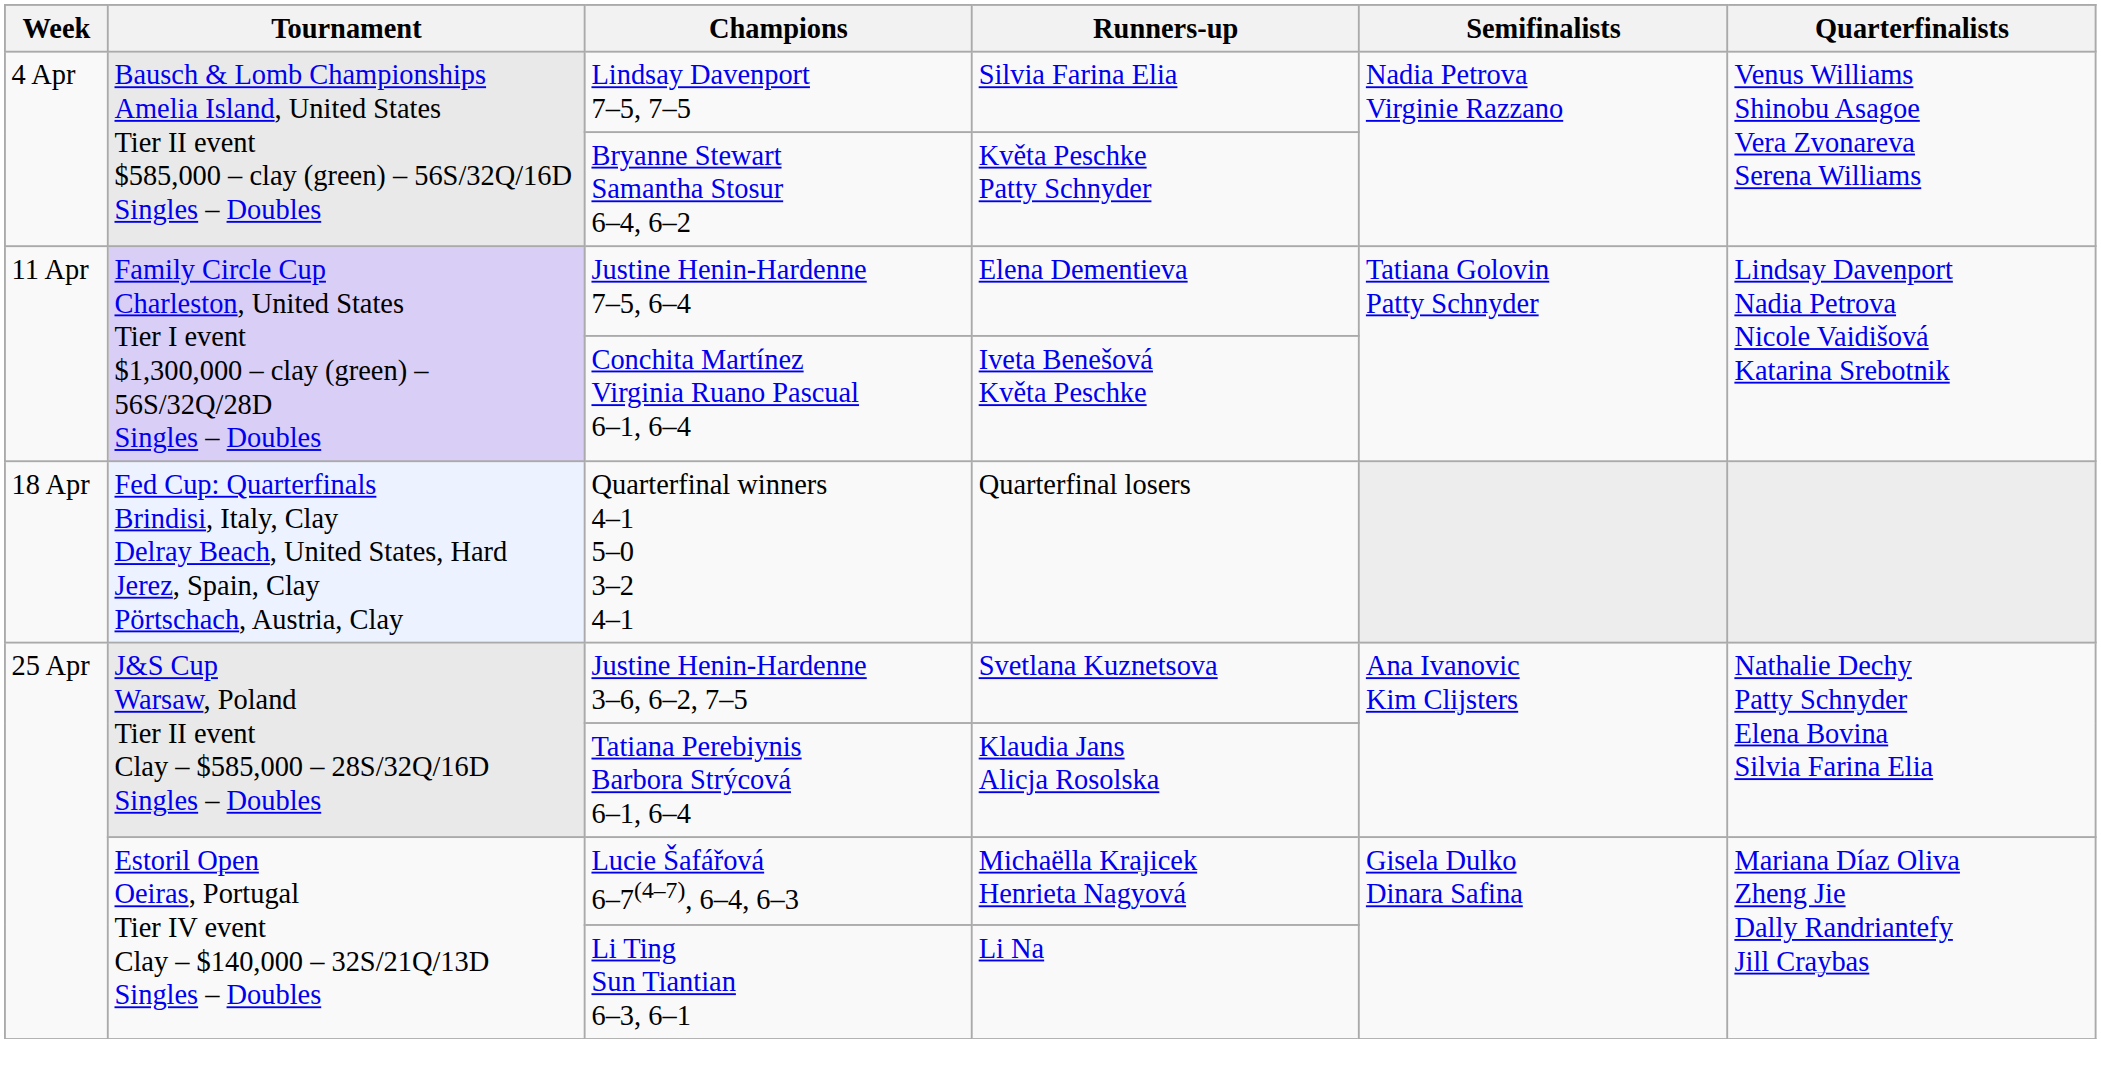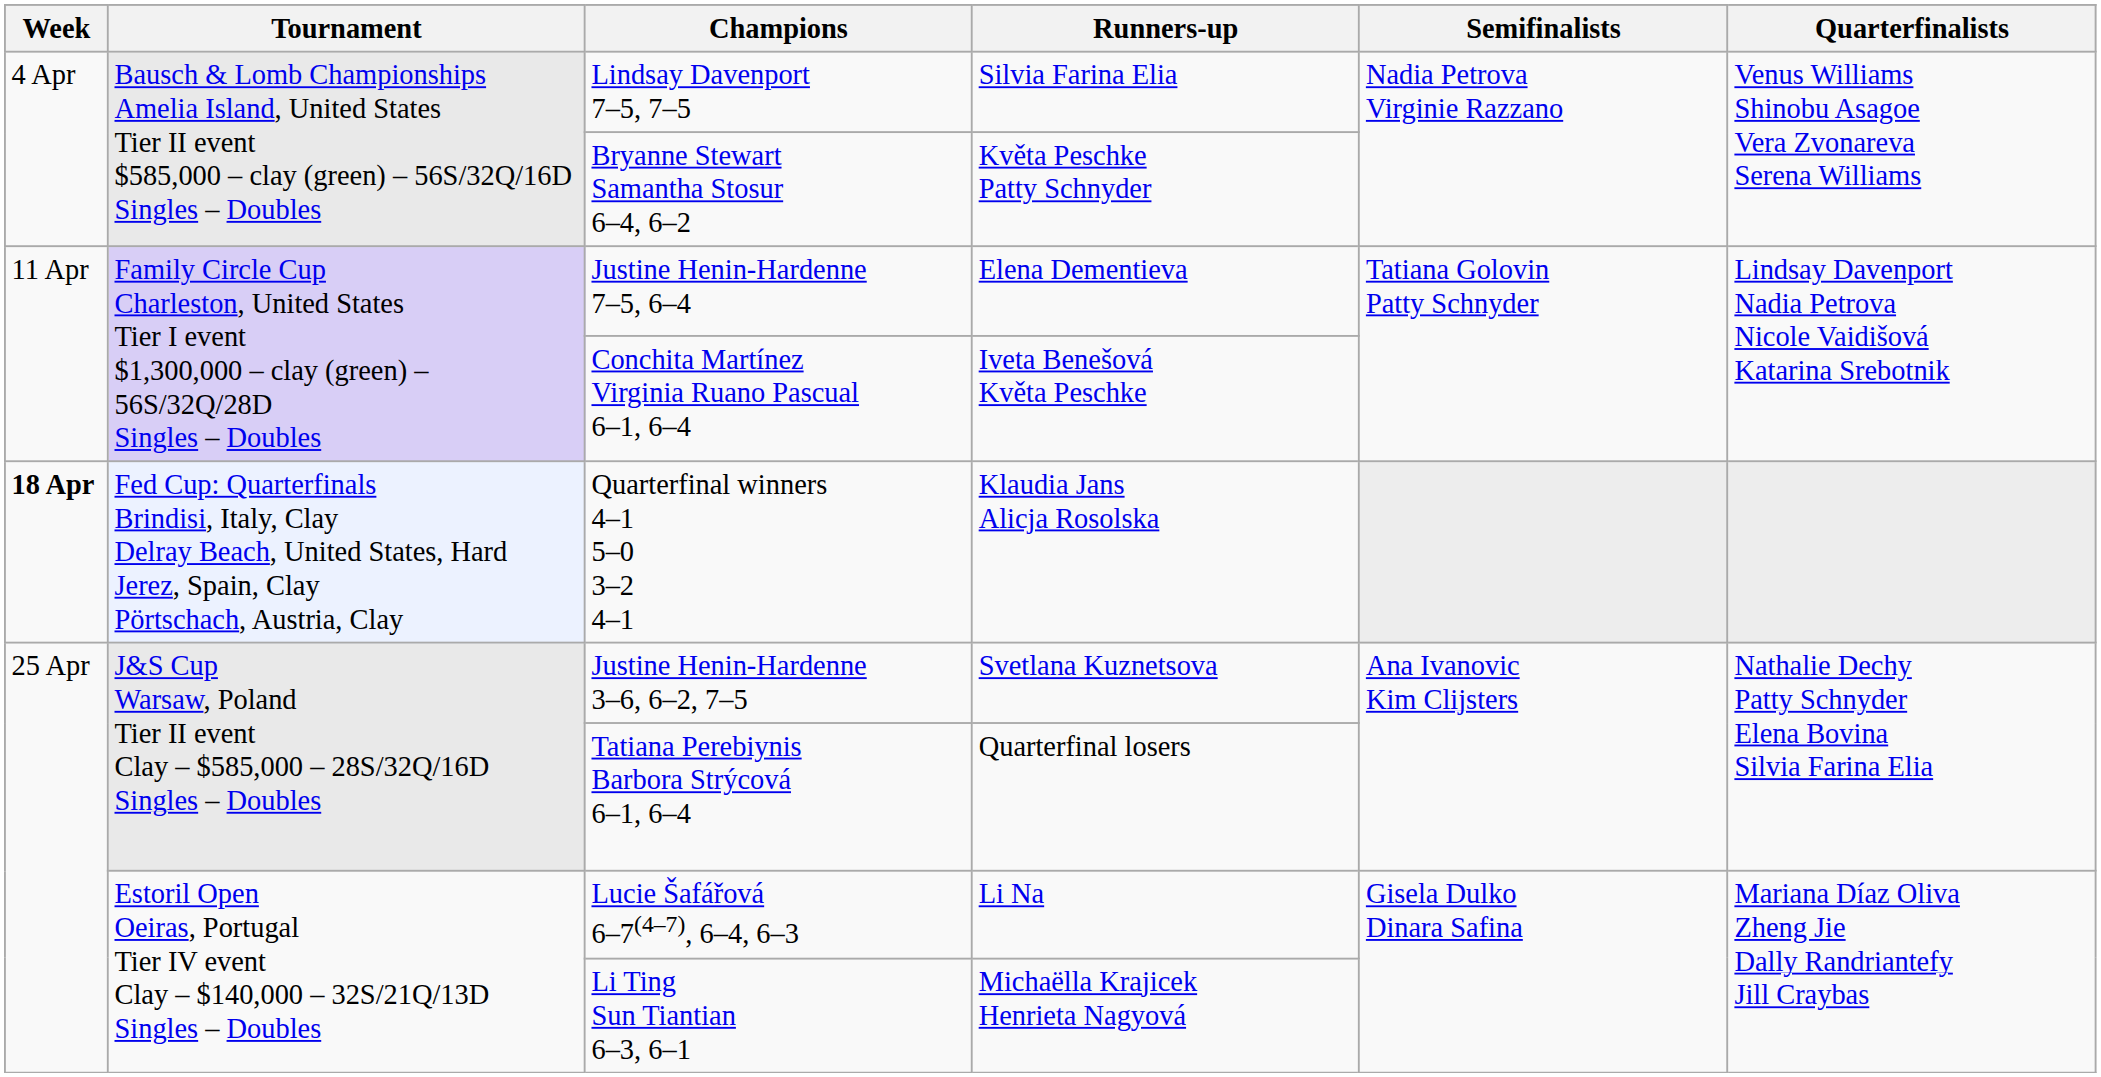(51, 484) normal -> (53, 484) bold
(1085, 484) Quarterfinal losers -> (1069, 501) Klaudia Jans Alicja Rosolska
(1069, 763) Klaudia Jans Alicja Rosolska -> (1085, 746) Quarterfinal losers
(1088, 877) Michaëlla Krajicek Henrieta Nagyová -> (1011, 894) Li Na
(1011, 947) Li Na -> (1088, 997) Michaëlla Krajicek Henrieta Nagyová
